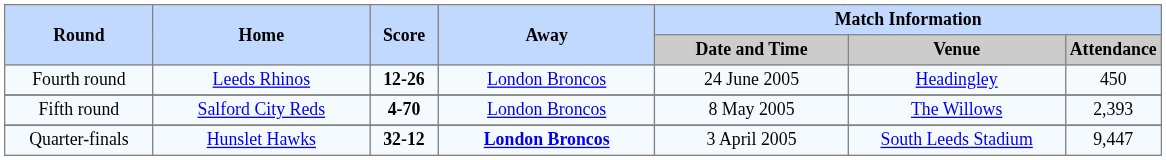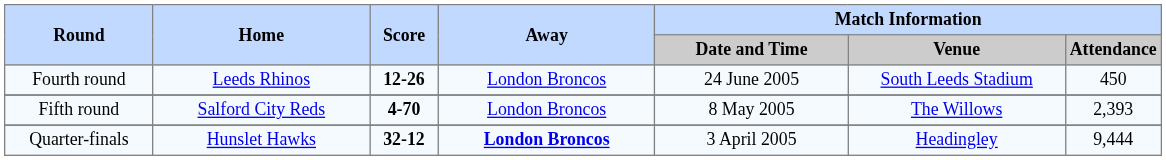(957, 79) Headingley -> (957, 79) South Leeds Stadium
(957, 140) South Leeds Stadium -> (957, 140) Headingley
(1113, 140) 9,447 -> (1113, 140) 9,444
